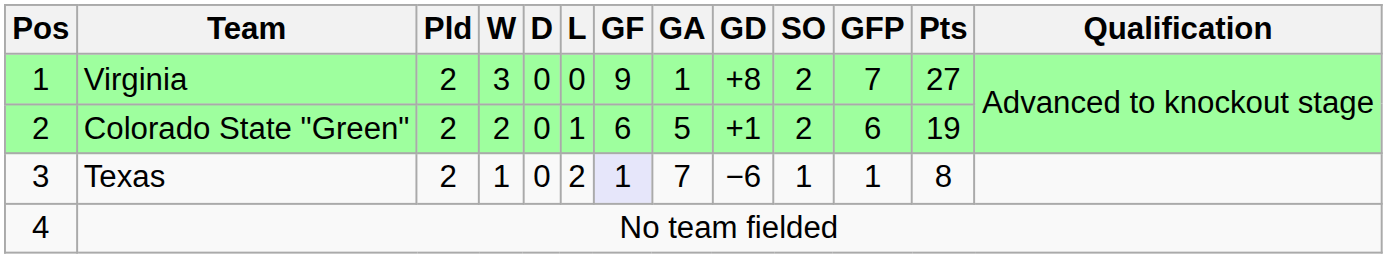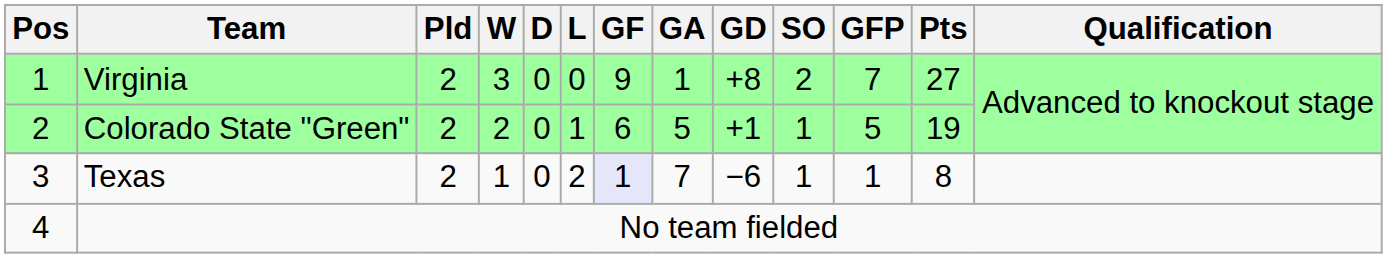(804, 128) 2 -> (804, 128) 1
(873, 128) 6 -> (873, 128) 5
